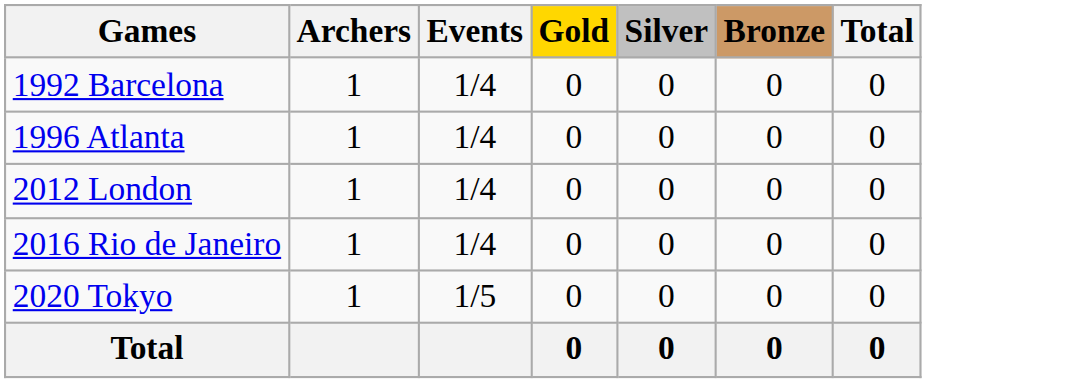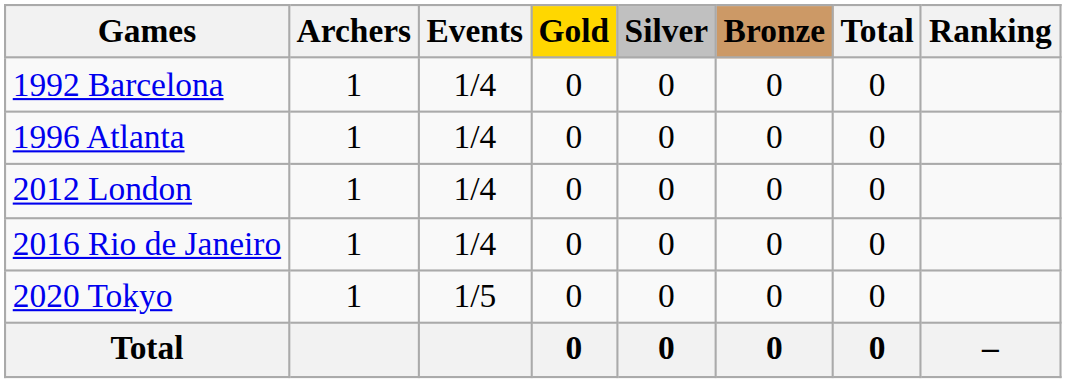+ column: (990, 31)
